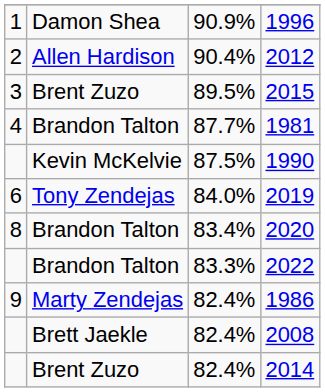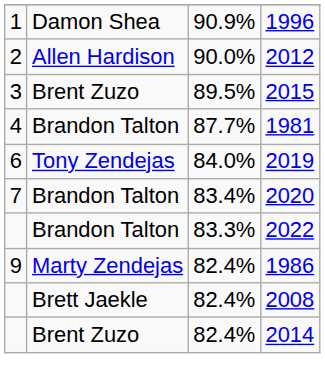(224, 56) 90.4% -> (224, 56) 90.0%
- row: (290, 160)
(16, 230) 8 -> (16, 195) 7
